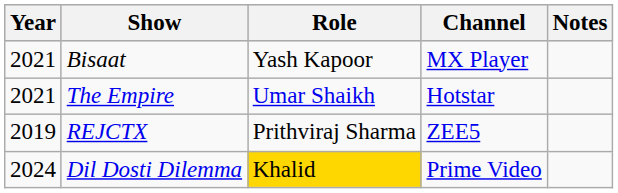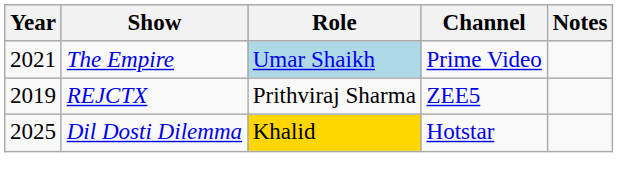- row: (96, 59)
(314, 95) no background -> (314, 59) lightblue background
(460, 95) Hotstar -> (484, 59) Prime Video
(33, 168) 2024 -> (33, 132) 2025
(484, 168) Prime Video -> (460, 132) Hotstar
